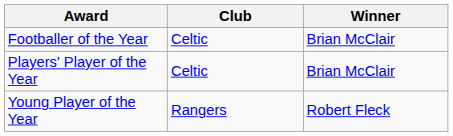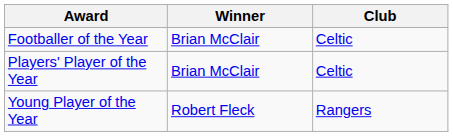columns swapped: (376, 16) <-> (235, 16)
